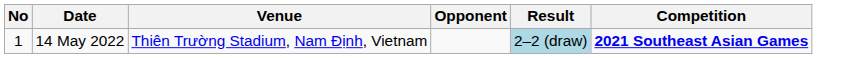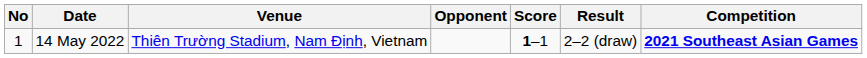+ column: (535, 16)
(551, 41) lightblue background -> (600, 41) no background
